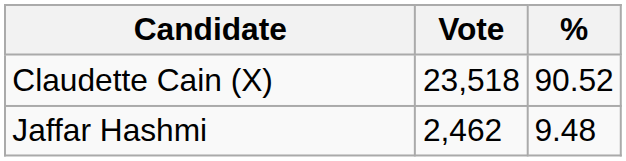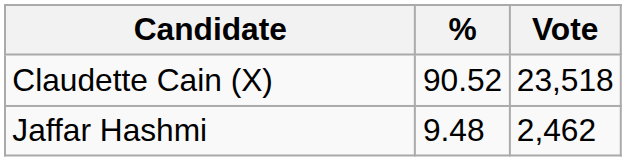columns swapped: (471, 29) <-> (574, 29)
